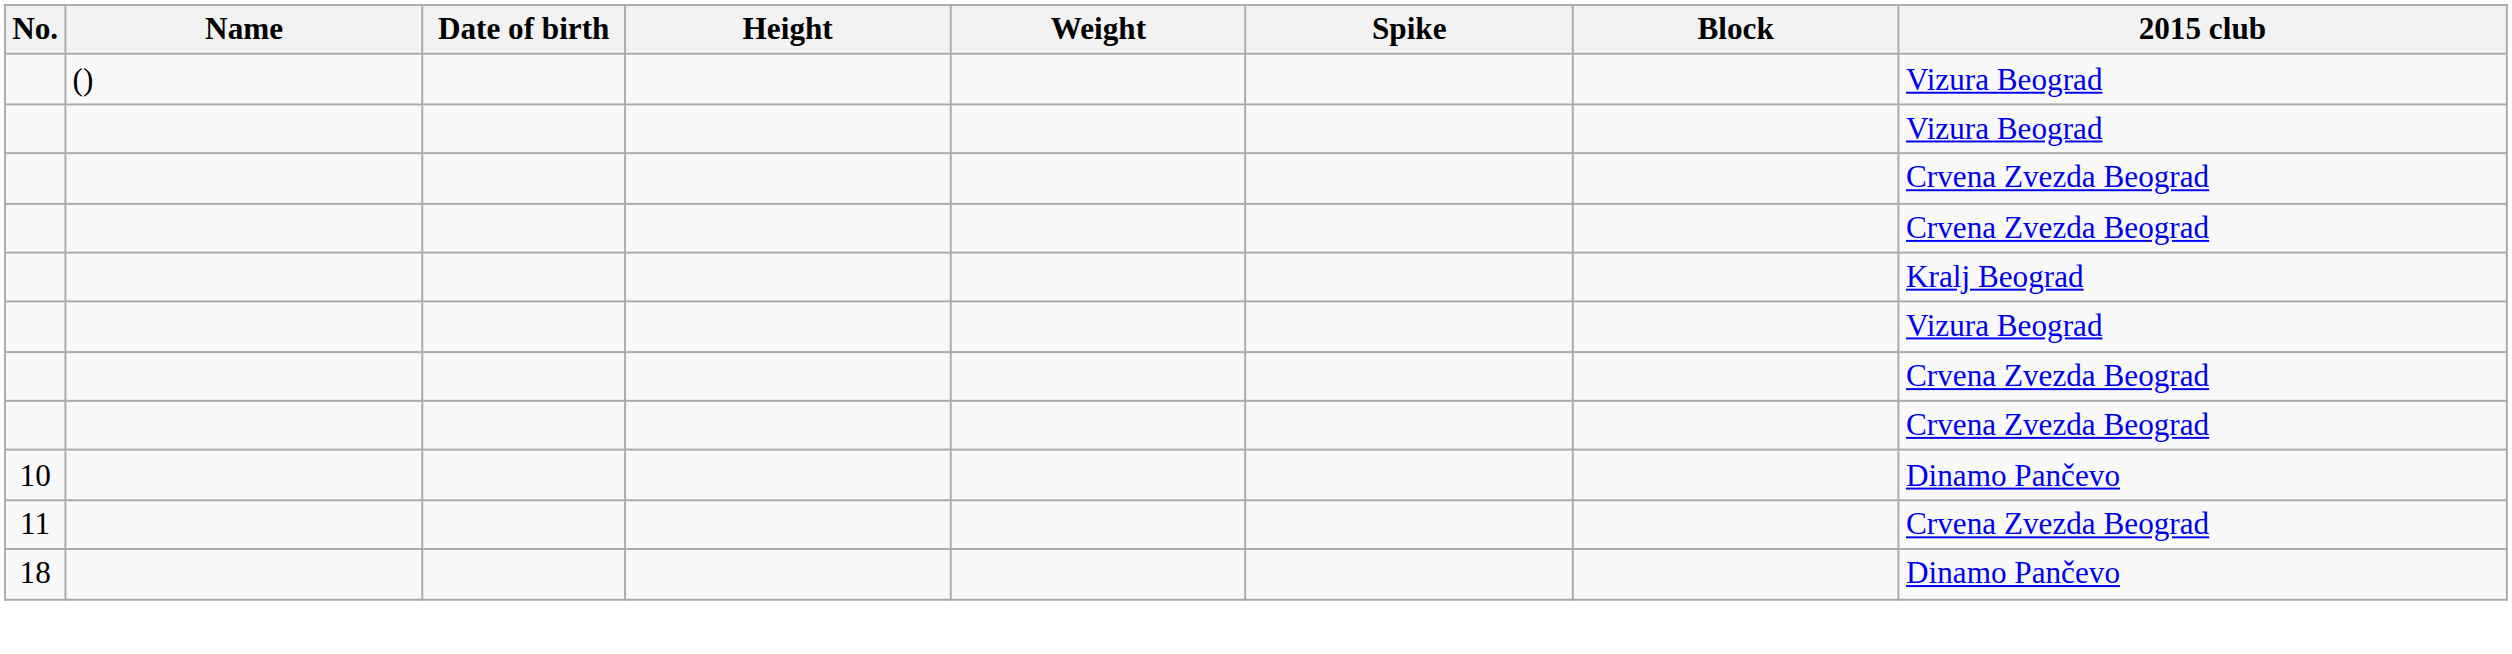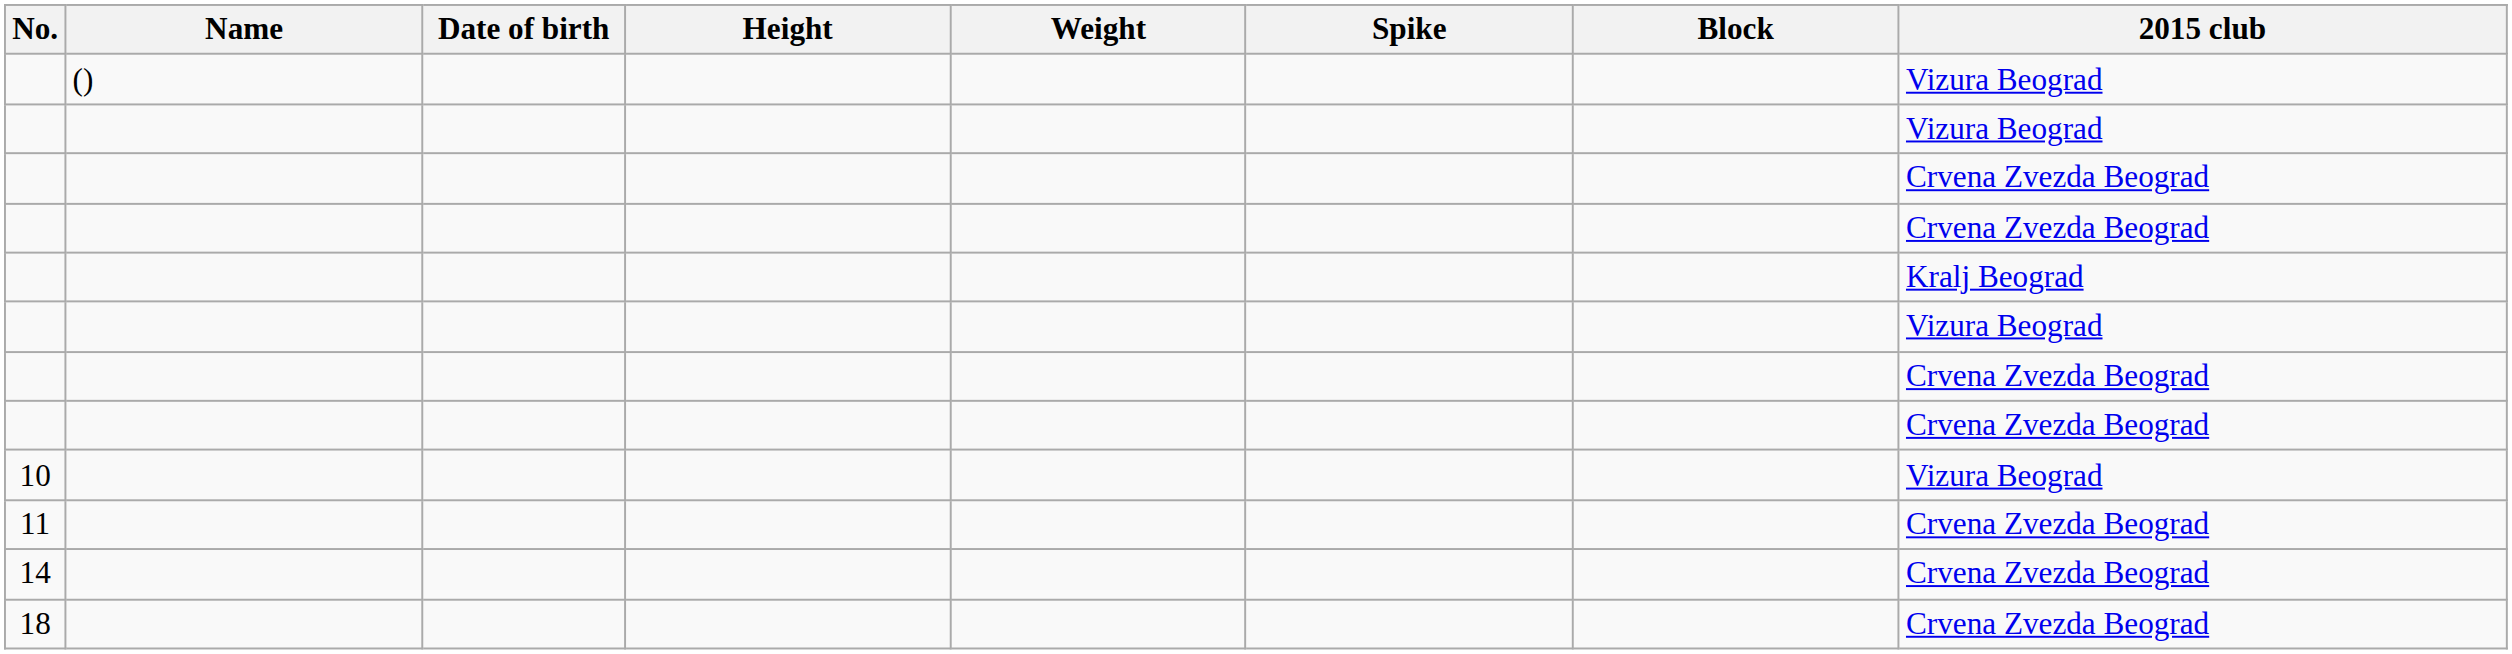(2013, 474) Dinamo Pančevo -> (2004, 474) Vizura Beograd
+ row: (35, 573)
(2013, 573) Dinamo Pančevo -> (2058, 623) Crvena Zvezda Beograd
